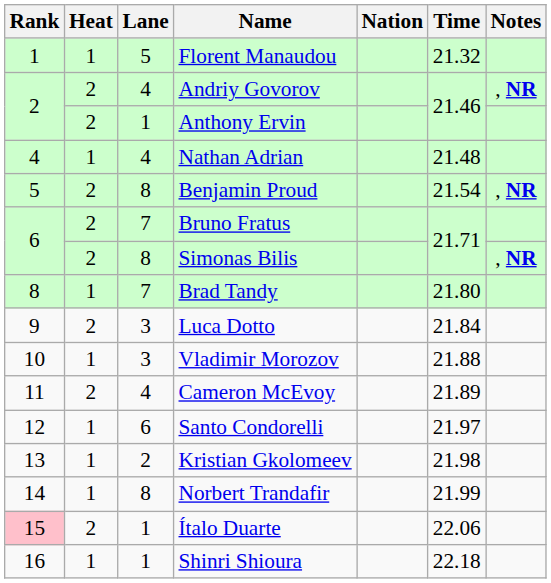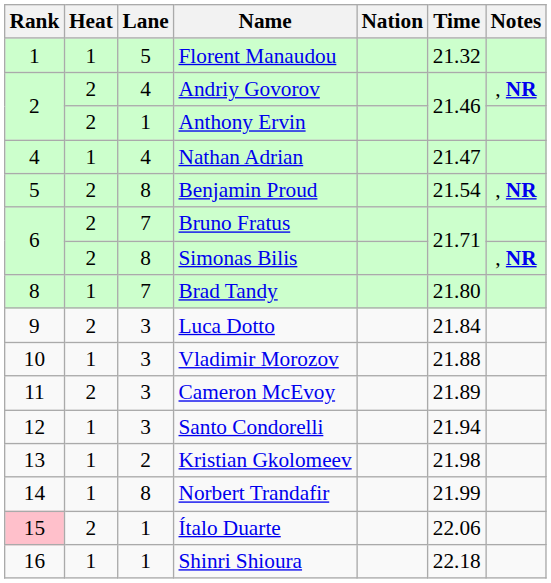(457, 156) 21.48 -> (457, 156) 21.47
(146, 392) 4 -> (146, 392) 3
(146, 426) 6 -> (146, 426) 3
(457, 426) 21.97 -> (457, 426) 21.94
